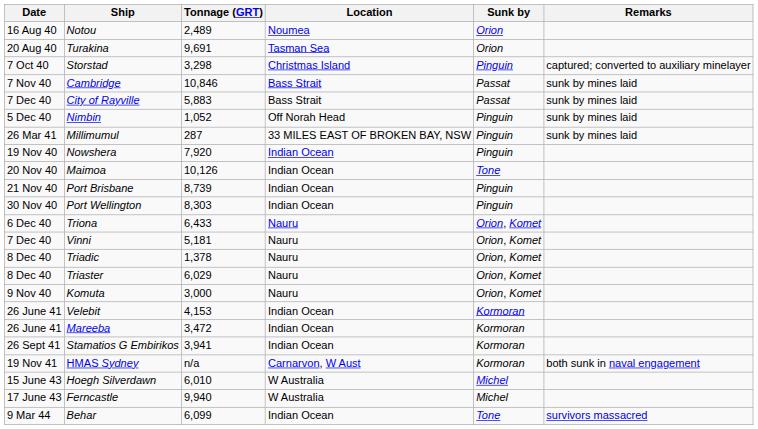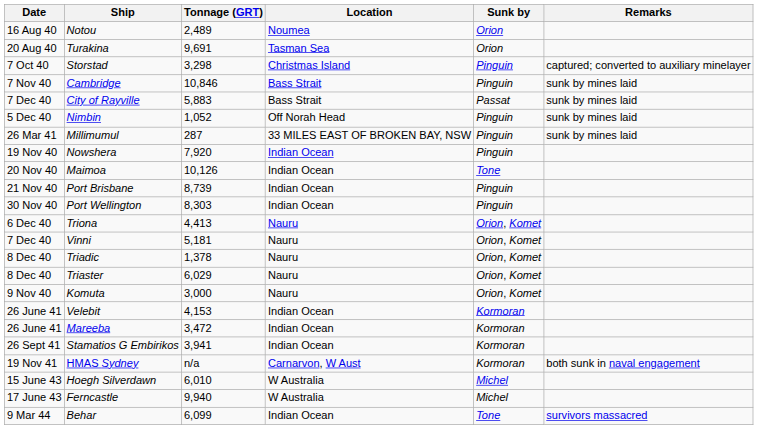(493, 83) Passat -> (495, 83) Pinguin
(198, 223) 6,433 -> (198, 223) 4,413
